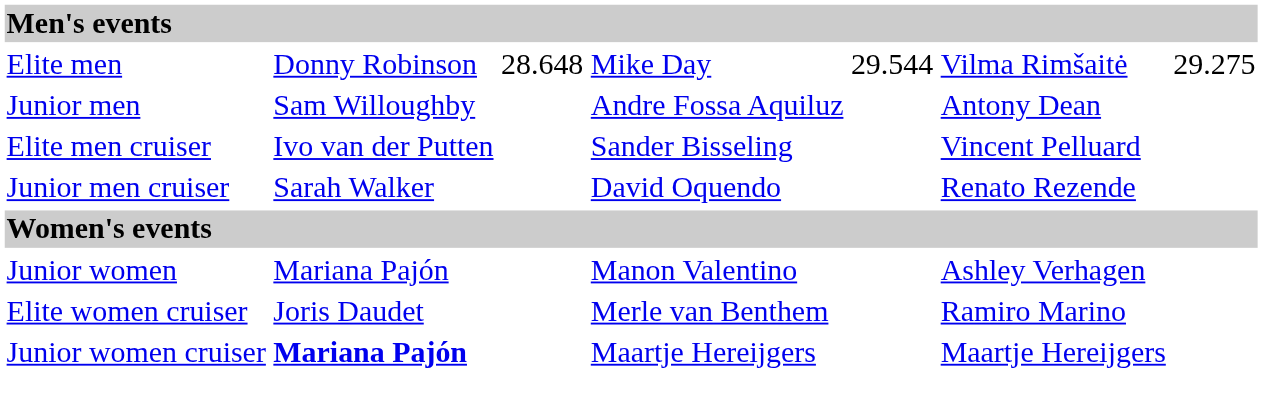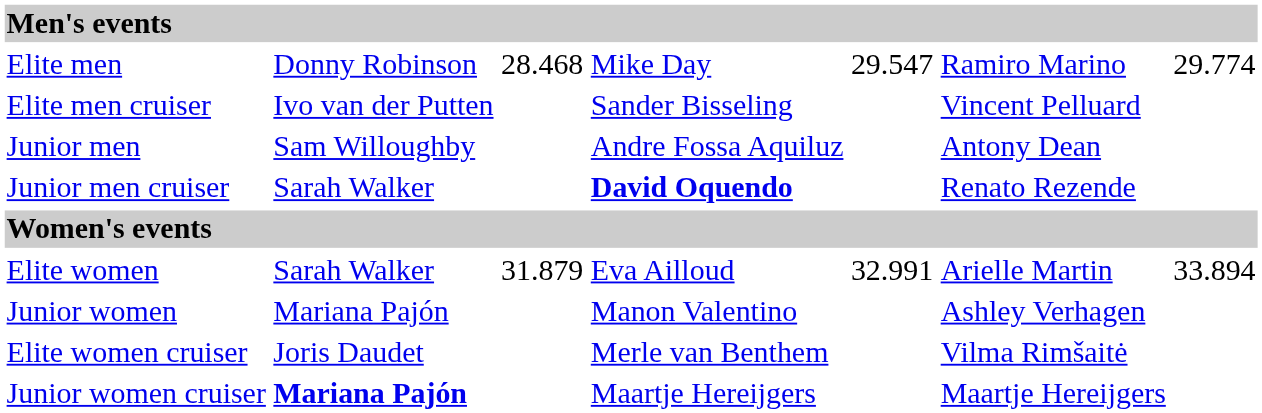(542, 64) 28.648 -> (542, 64) 28.468
(892, 64) 29.544 -> (892, 64) 29.547
(1034, 64) Vilma Rimšaitė -> (1033, 64) Ramiro Marino
(1214, 64) 29.275 -> (1214, 64) 29.774
rows swapped: (74, 105) <-> (109, 146)
(686, 187) normal -> (692, 187) bold
+ row: (83, 269)
(1033, 310) Ramiro Marino -> (1034, 352) Vilma Rimšaitė
